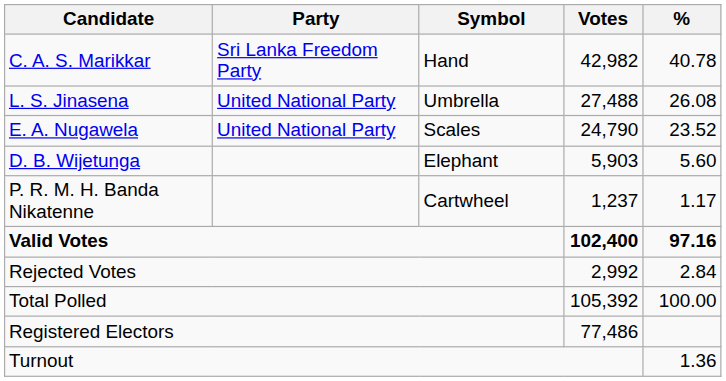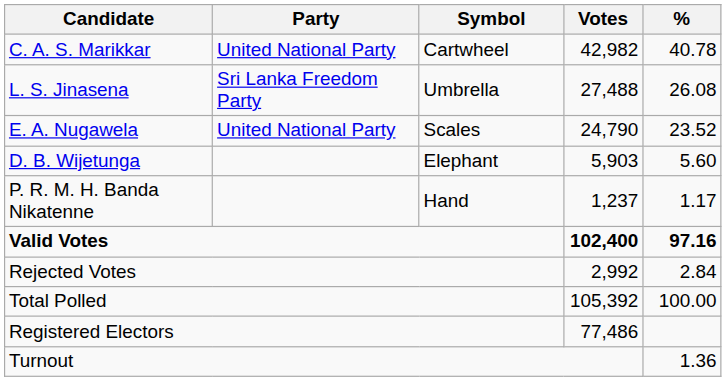(297, 60) Sri Lanka Freedom Party -> (306, 49) United National Party
(446, 60) Hand -> (466, 49) Cartwheel
(306, 100) United National Party -> (297, 89) Sri Lanka Freedom Party
(466, 201) Cartwheel -> (446, 201) Hand
